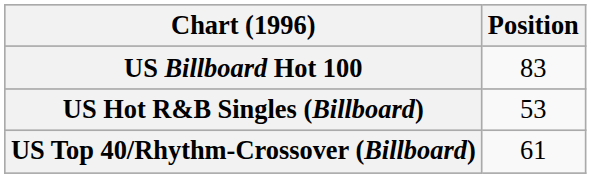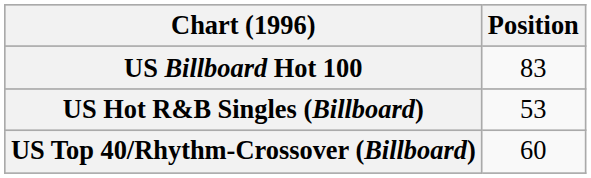(533, 151) 61 -> (533, 151) 60
